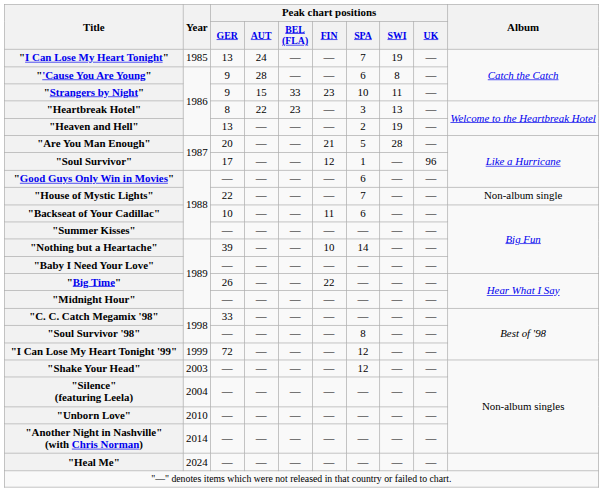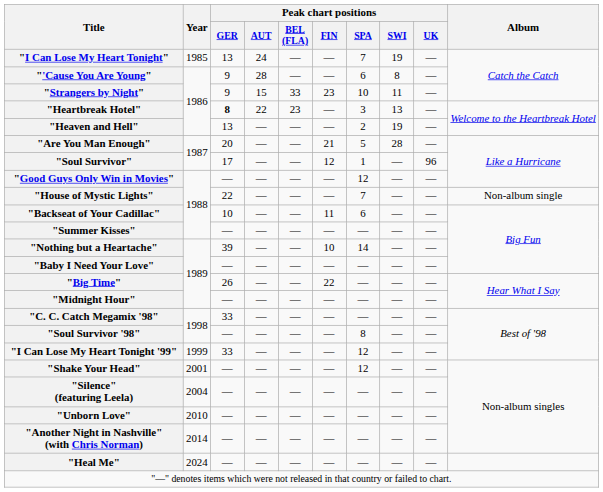(227, 109) normal -> (227, 109) bold
(363, 178) 6 -> (363, 178) 12
(227, 351) 72 -> (227, 351) 33
(197, 368) 2003 -> (197, 368) 2001
